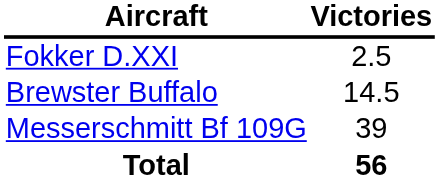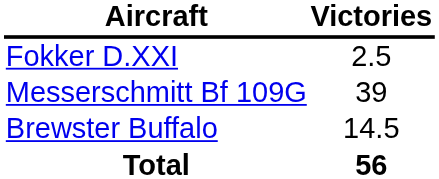rows swapped: (112, 92) <-> (156, 128)
